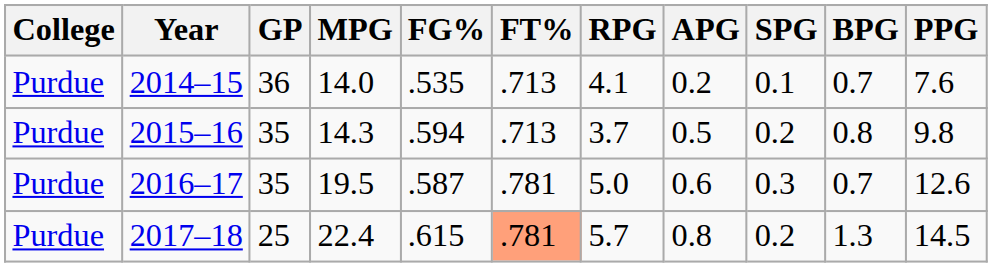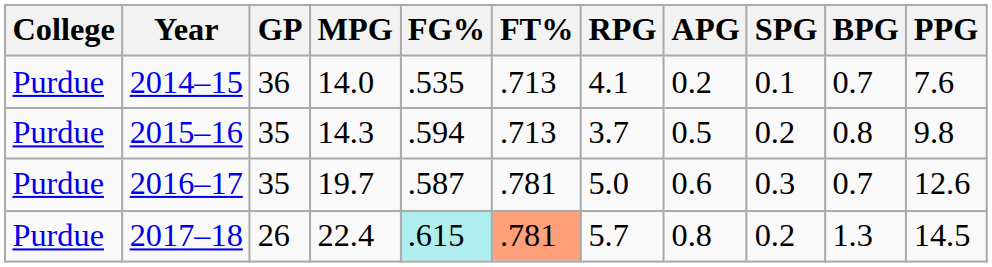(346, 183) 19.5 -> (346, 183) 19.7
(274, 235) 25 -> (274, 235) 26
(436, 235) no background -> (436, 235) paleturquoise background
